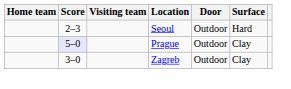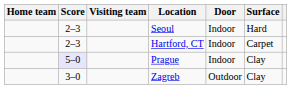(211, 28) Outdoor -> (222, 28) Indoor
+ row: (177, 44)
(211, 44) Outdoor -> (222, 60) Indoor
